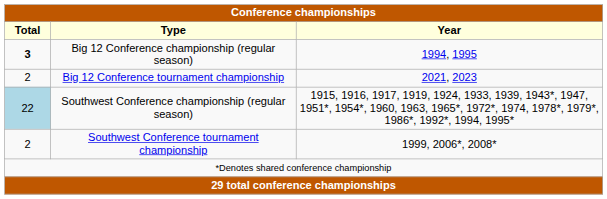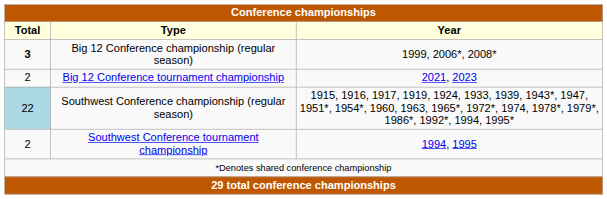(449, 54) 1994, 1995 -> (449, 54) 1999, 2006*, 2008*
(449, 144) 1999, 2006*, 2008* -> (449, 144) 1994, 1995
